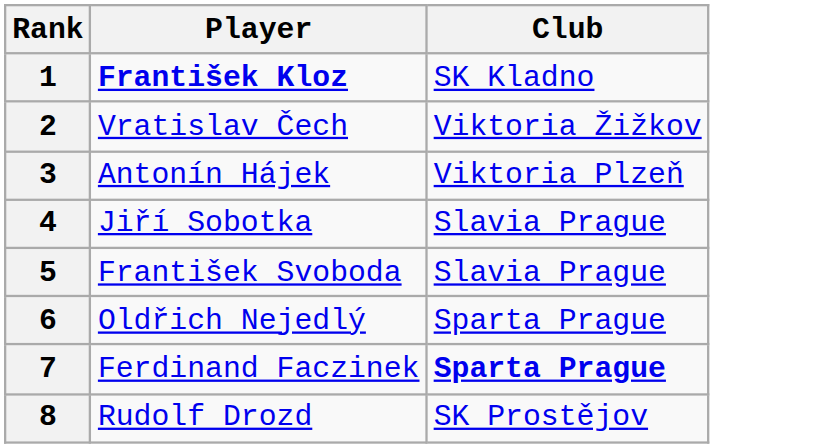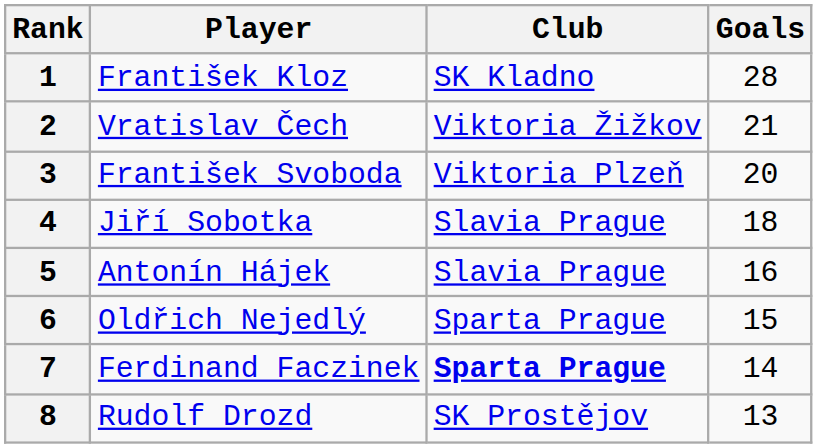+ column: (761, 29)
(223, 78) bold -> (223, 78) normal
(214, 175) Antonín Hájek -> (250, 175) František Svoboda
(250, 272) František Svoboda -> (214, 272) Antonín Hájek
